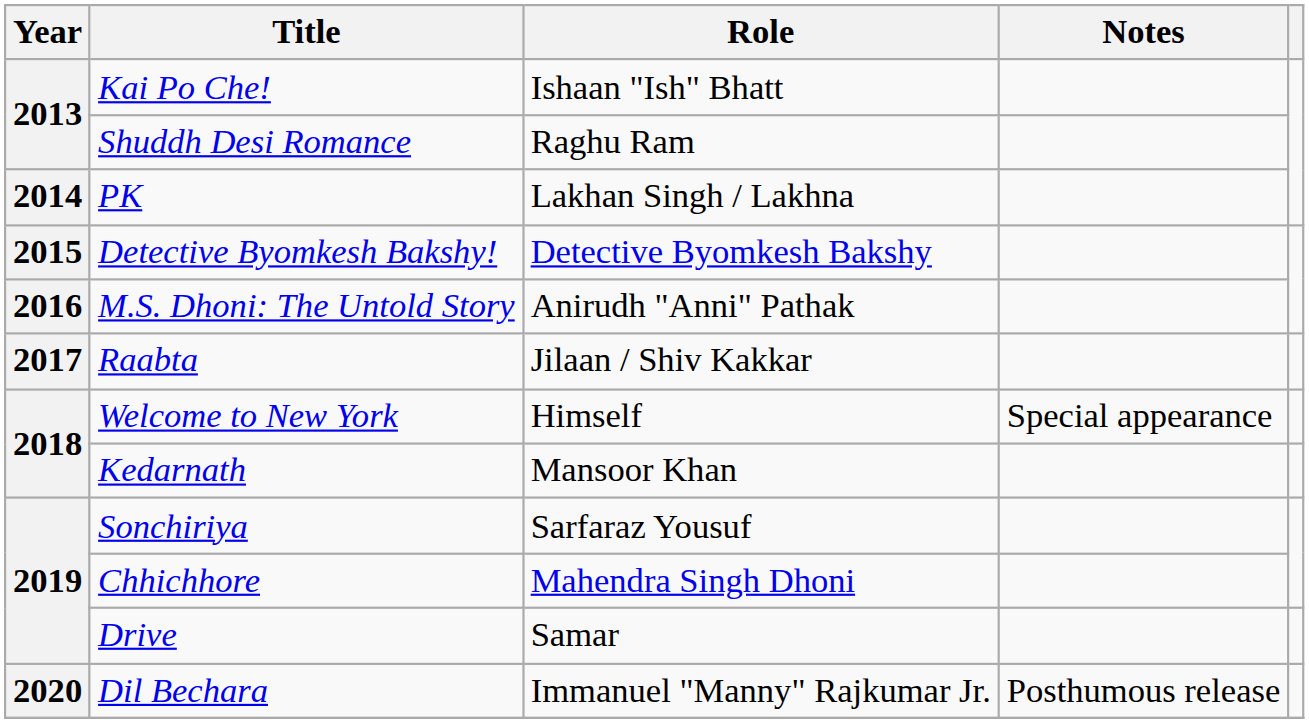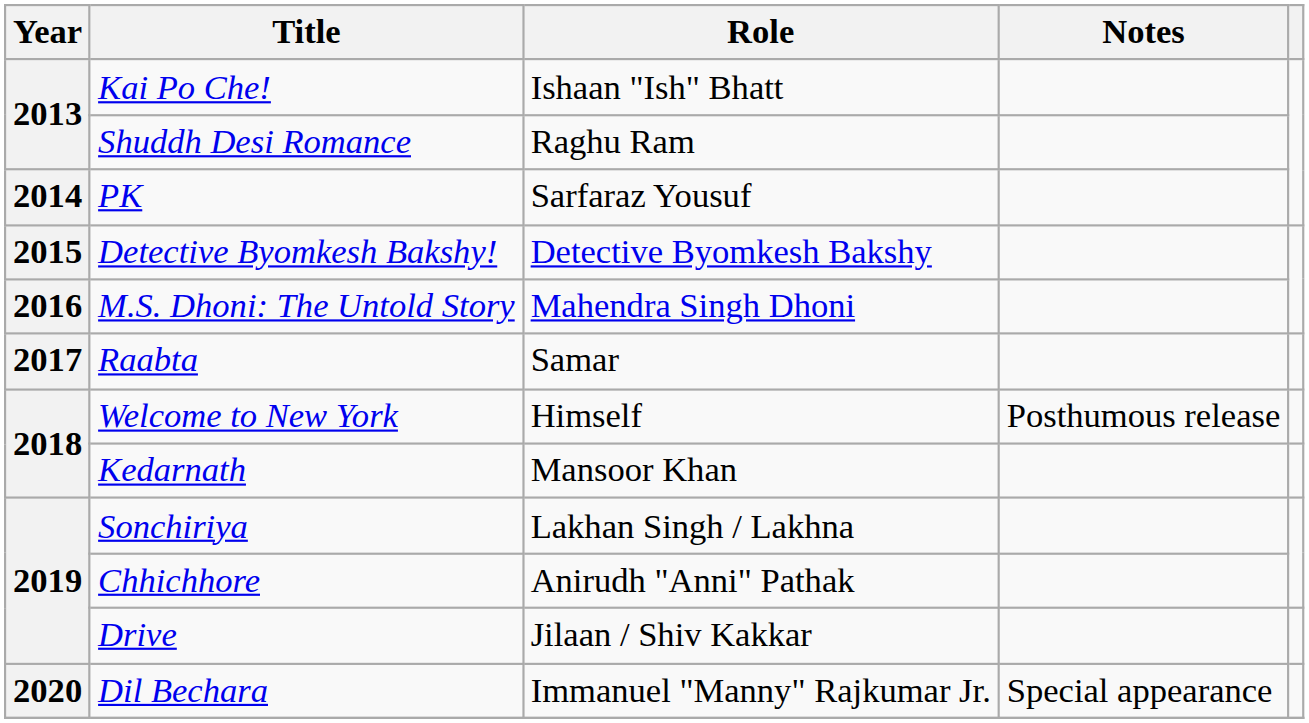(692, 196) Lakhan Singh / Lakhna -> (641, 196) Sarfaraz Yousuf
(693, 305) Anirudh "Anni" Pathak -> (693, 305) Mahendra Singh Dhoni
(671, 360) Jilaan / Shiv Kakkar -> (575, 360) Samar
(1140, 415) Special appearance -> (1144, 415) Posthumous release
(641, 525) Sarfaraz Yousuf -> (692, 525) Lakhan Singh / Lakhna
(693, 580) Mahendra Singh Dhoni -> (693, 580) Anirudh "Anni" Pathak
(575, 634) Samar -> (671, 634) Jilaan / Shiv Kakkar
(1144, 689) Posthumous release -> (1140, 689) Special appearance
